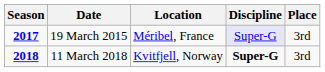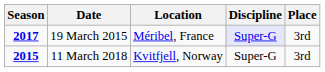(26, 56) 2018 -> (26, 56) 2015
(255, 56) bold -> (255, 56) normal
